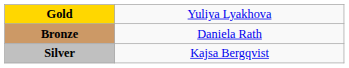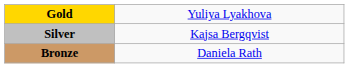rows swapped: (60, 53) <-> (60, 33)
